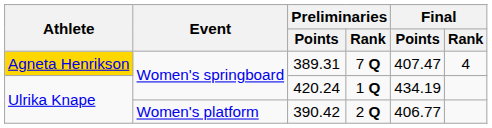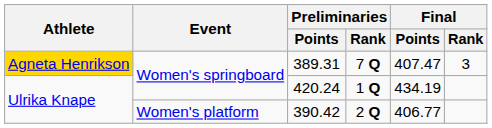(466, 64) 4 -> (466, 64) 3
